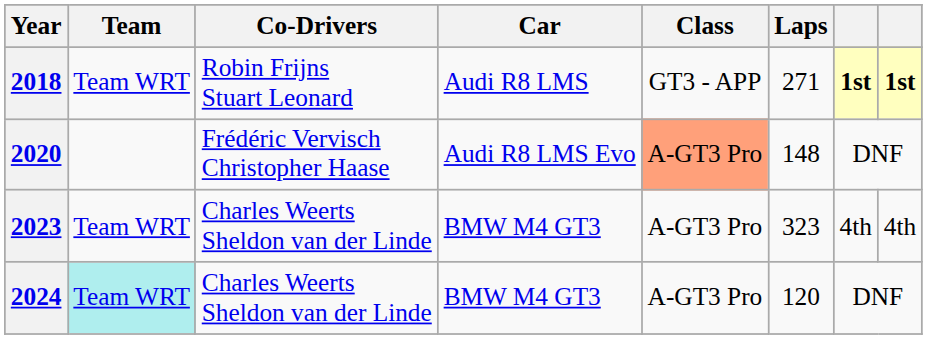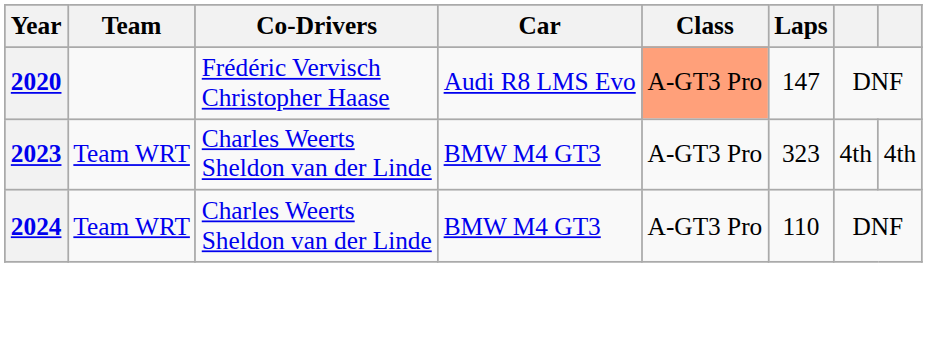- row: (36, 82)
(801, 154) 148 -> (801, 82) 147
(132, 297) paleturquoise background -> (132, 225) no background
(801, 297) 120 -> (801, 225) 110
